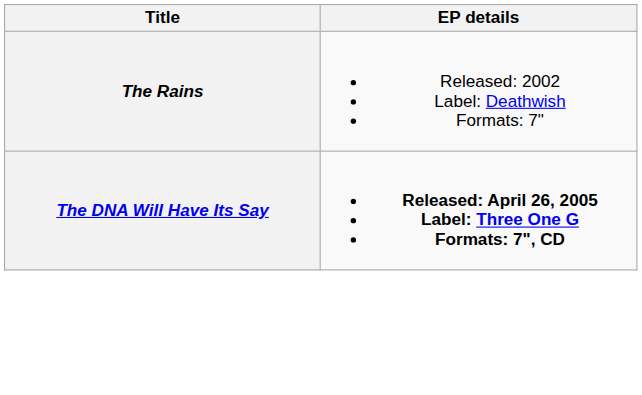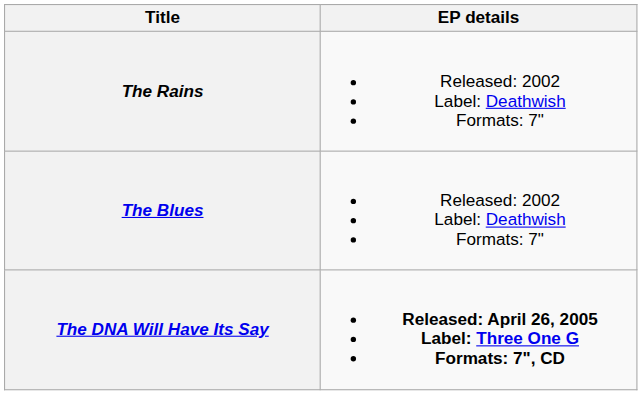+ row: (163, 210)
